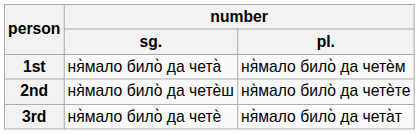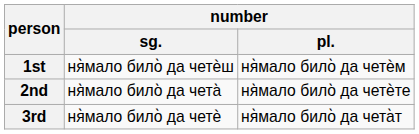(144, 66) ня̀мало било̀ да чета̀ -> (151, 66) ня̀мало било̀ да четѐш
(151, 91) ня̀мало било̀ да четѐш -> (144, 91) ня̀мало било̀ да чета̀
